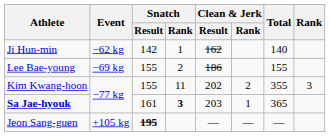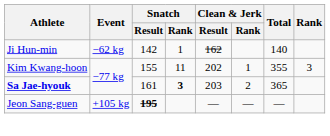- row: (41, 67)
(248, 86) 2 -> (248, 67) 1
(248, 104) 1 -> (248, 86) 2
